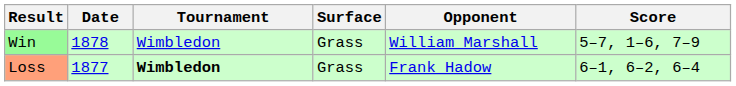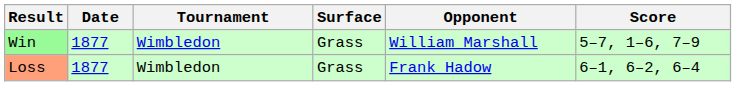(90, 42) 1878 -> (90, 42) 1877
(179, 68) bold -> (179, 68) normal
